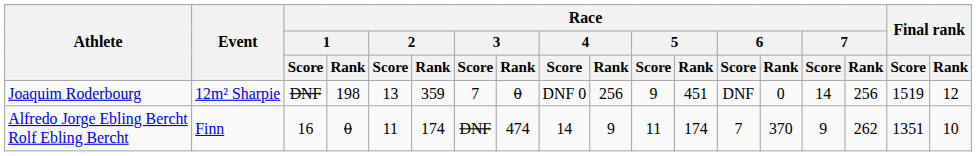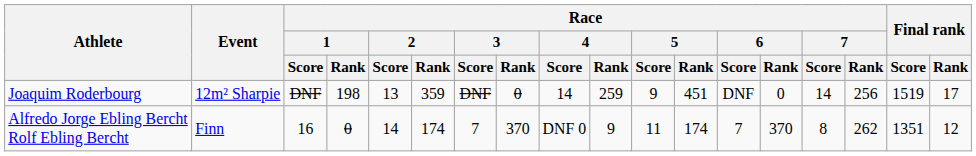(475, 93) 7 -> (475, 93) DNF
(564, 93) DNF 0 -> (564, 93) 14
(611, 93) 256 -> (611, 93) 259
(951, 93) 12 -> (951, 93) 17
(390, 128) 11 -> (390, 128) 14
(475, 128) DNF -> (475, 128) 7
(518, 128) 474 -> (518, 128) 370
(564, 128) 14 -> (564, 128) DNF 0
(823, 128) 9 -> (823, 128) 8
(951, 128) 10 -> (951, 128) 12
